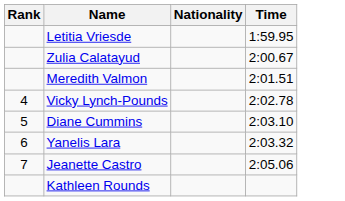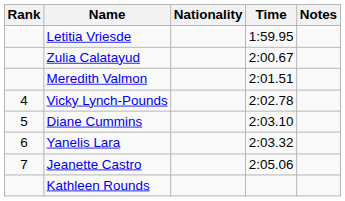+ column: (318, 15)
